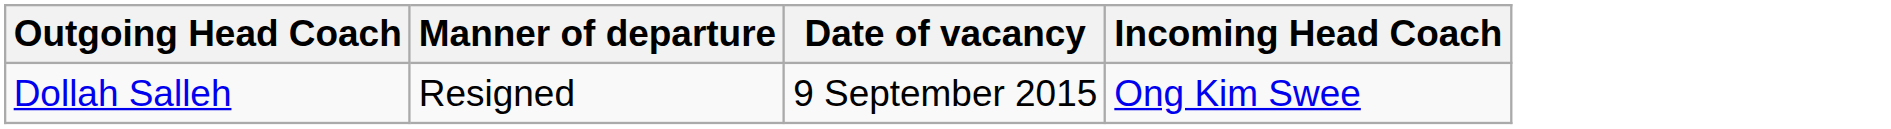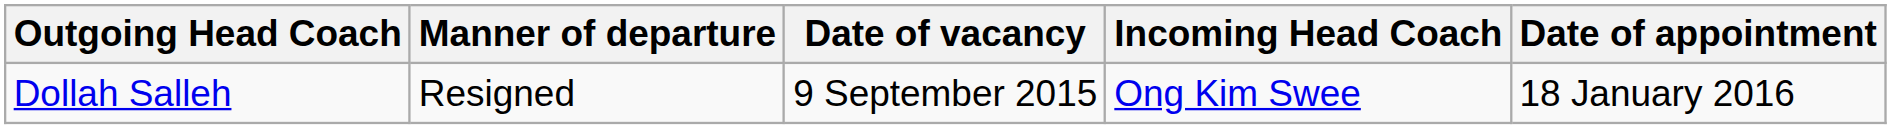+ column: (1698, 33)
